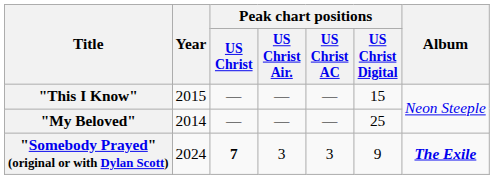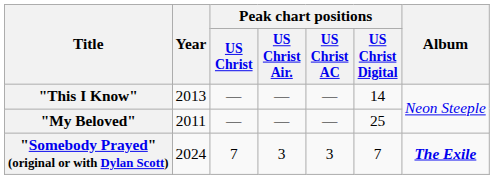(191, 96) 2015 -> (191, 96) 2013
(378, 96) 15 -> (378, 96) 14
(191, 120) 2014 -> (191, 120) 2011
(234, 153) bold -> (234, 153) normal
(378, 153) 9 -> (378, 153) 7
